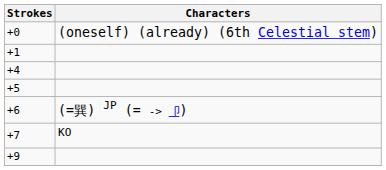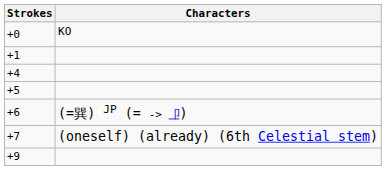(218, 33) (oneself) (already) (6th Celestial stem) -> (65, 31) KO
(65, 132) KO -> (218, 137) (oneself) (already) (6th Celestial stem)
